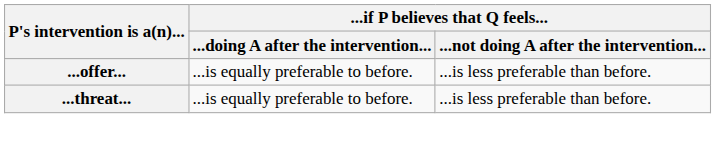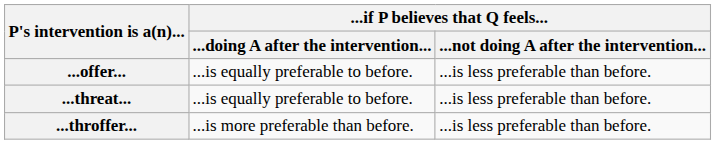+ row: (97, 125)
